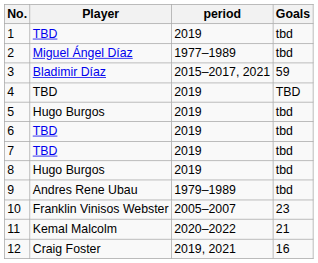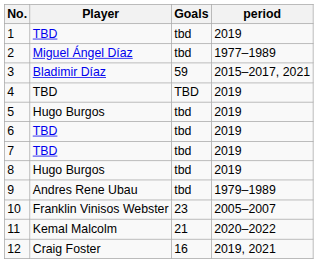columns swapped: (222, 14) <-> (293, 14)
